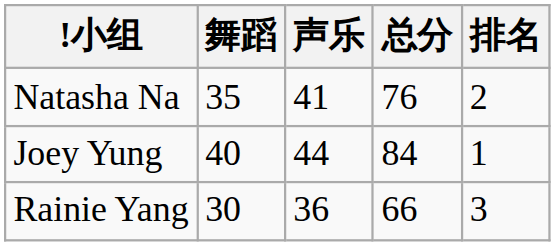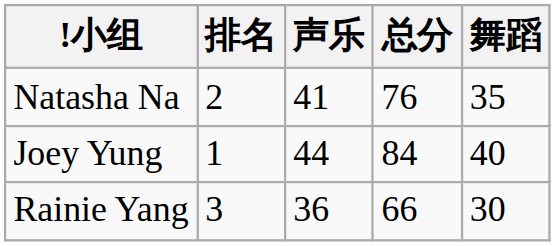columns swapped: (241, 35) <-> (506, 35)
